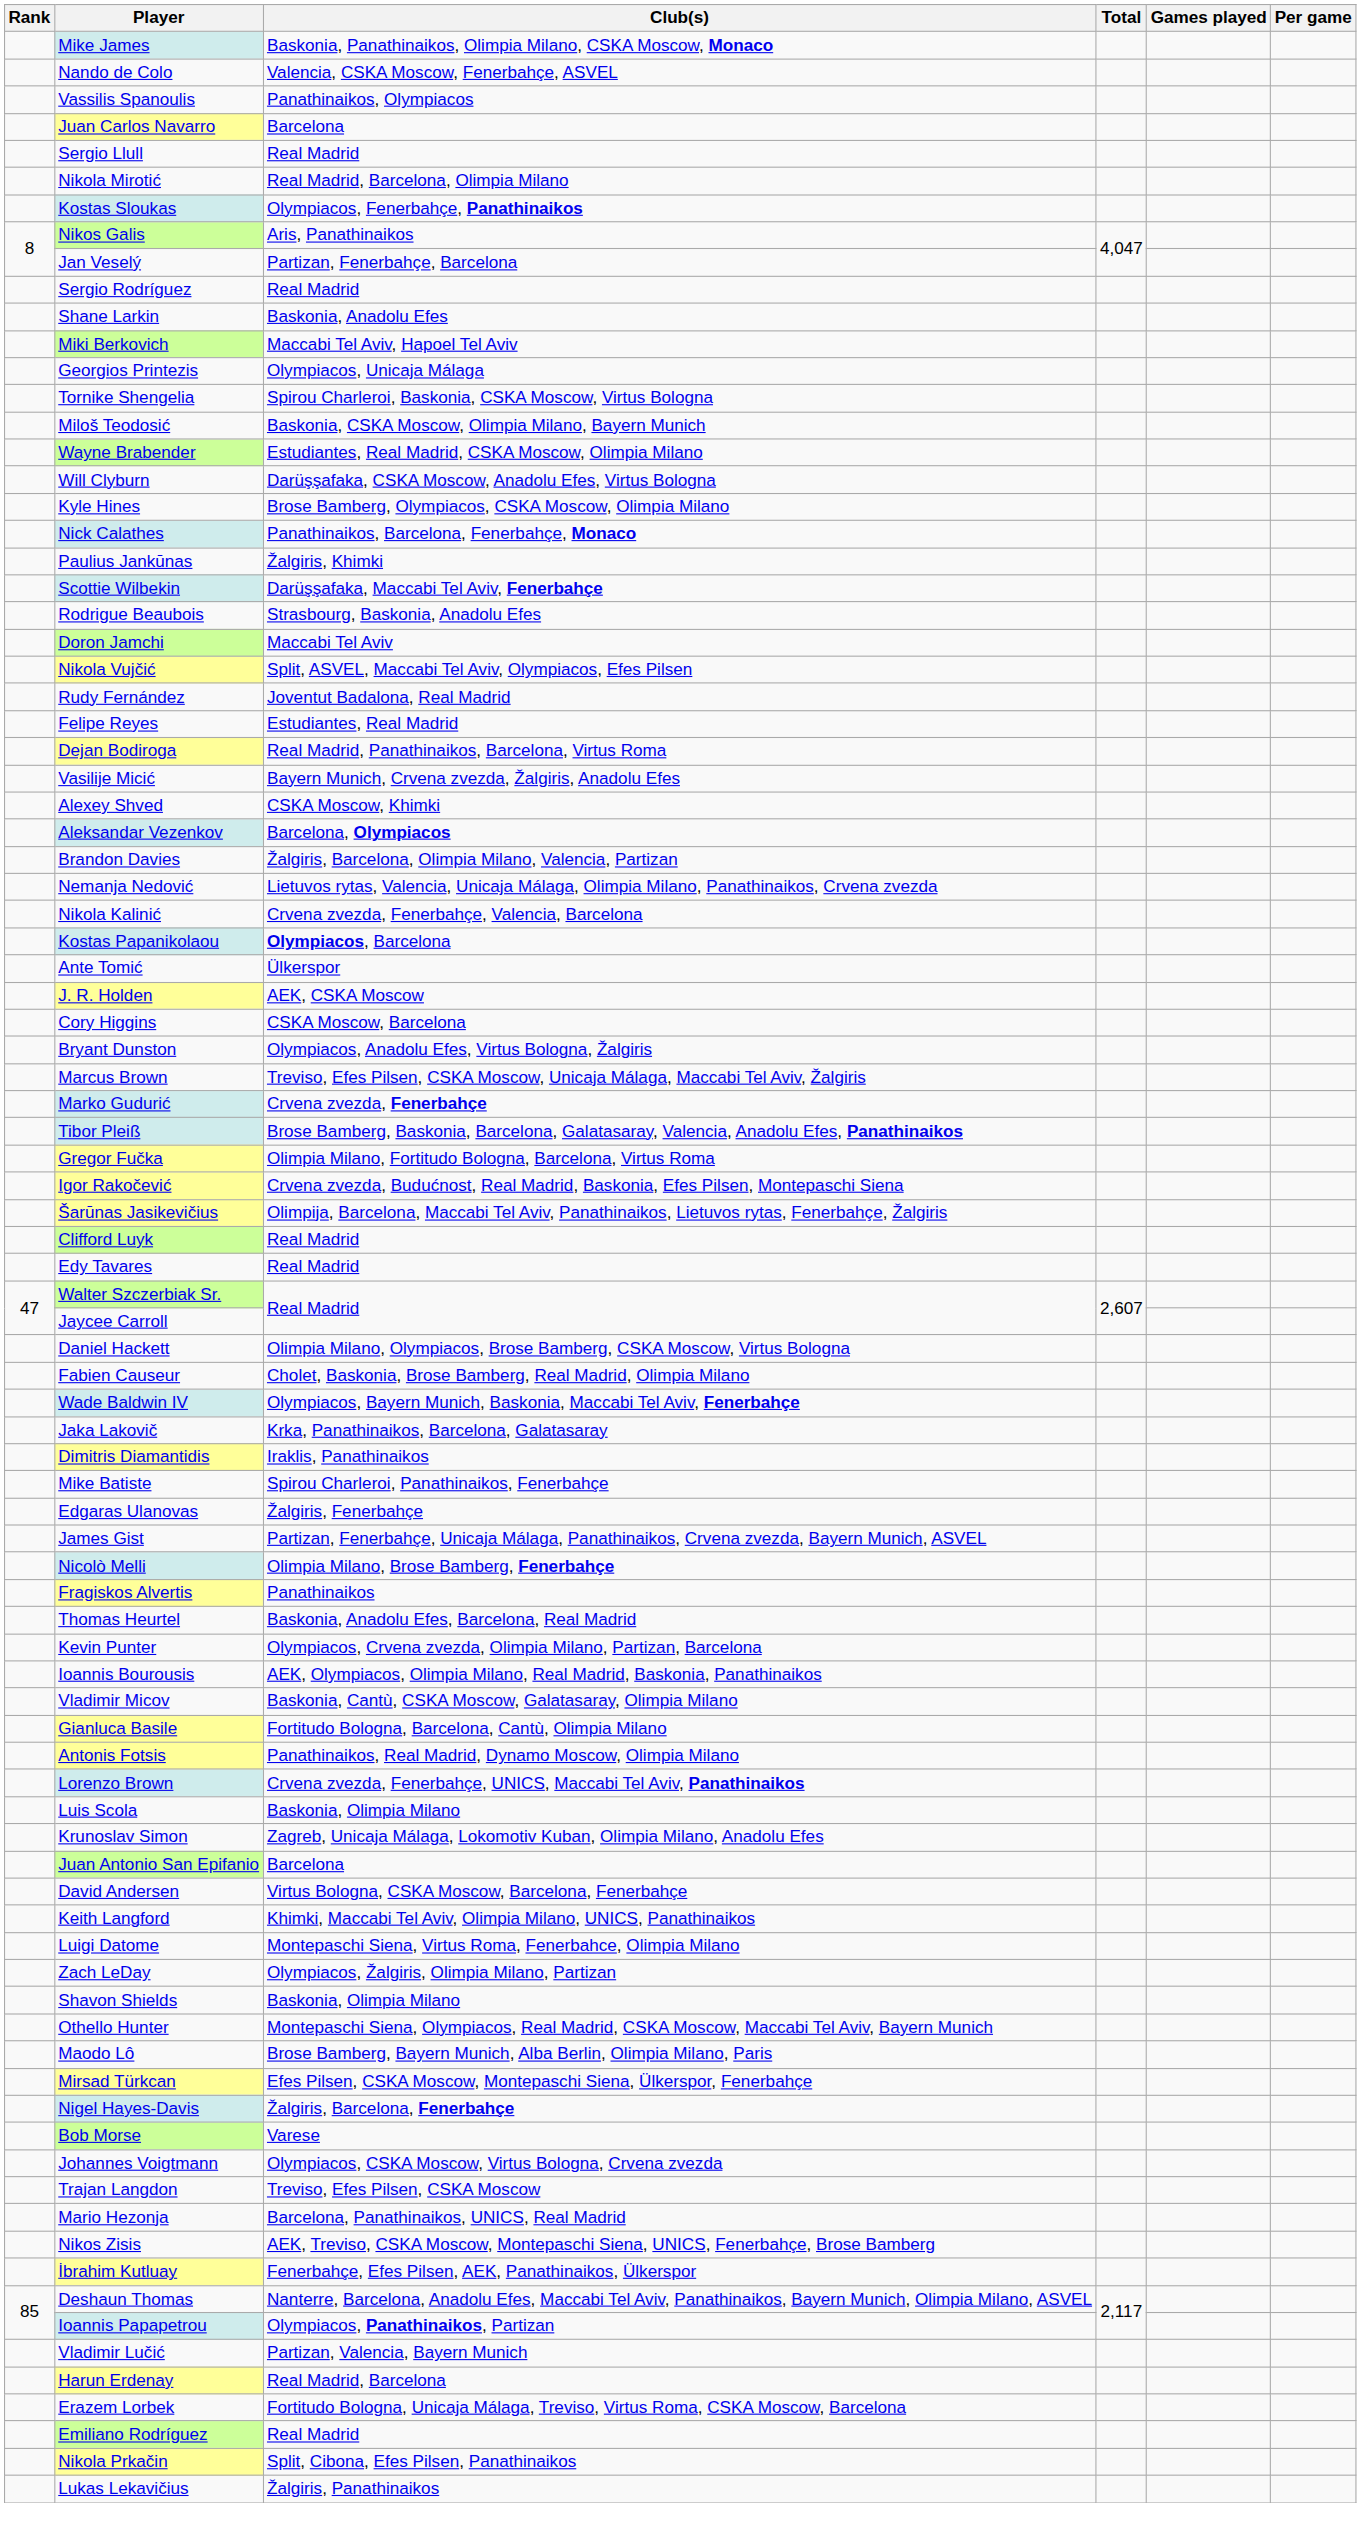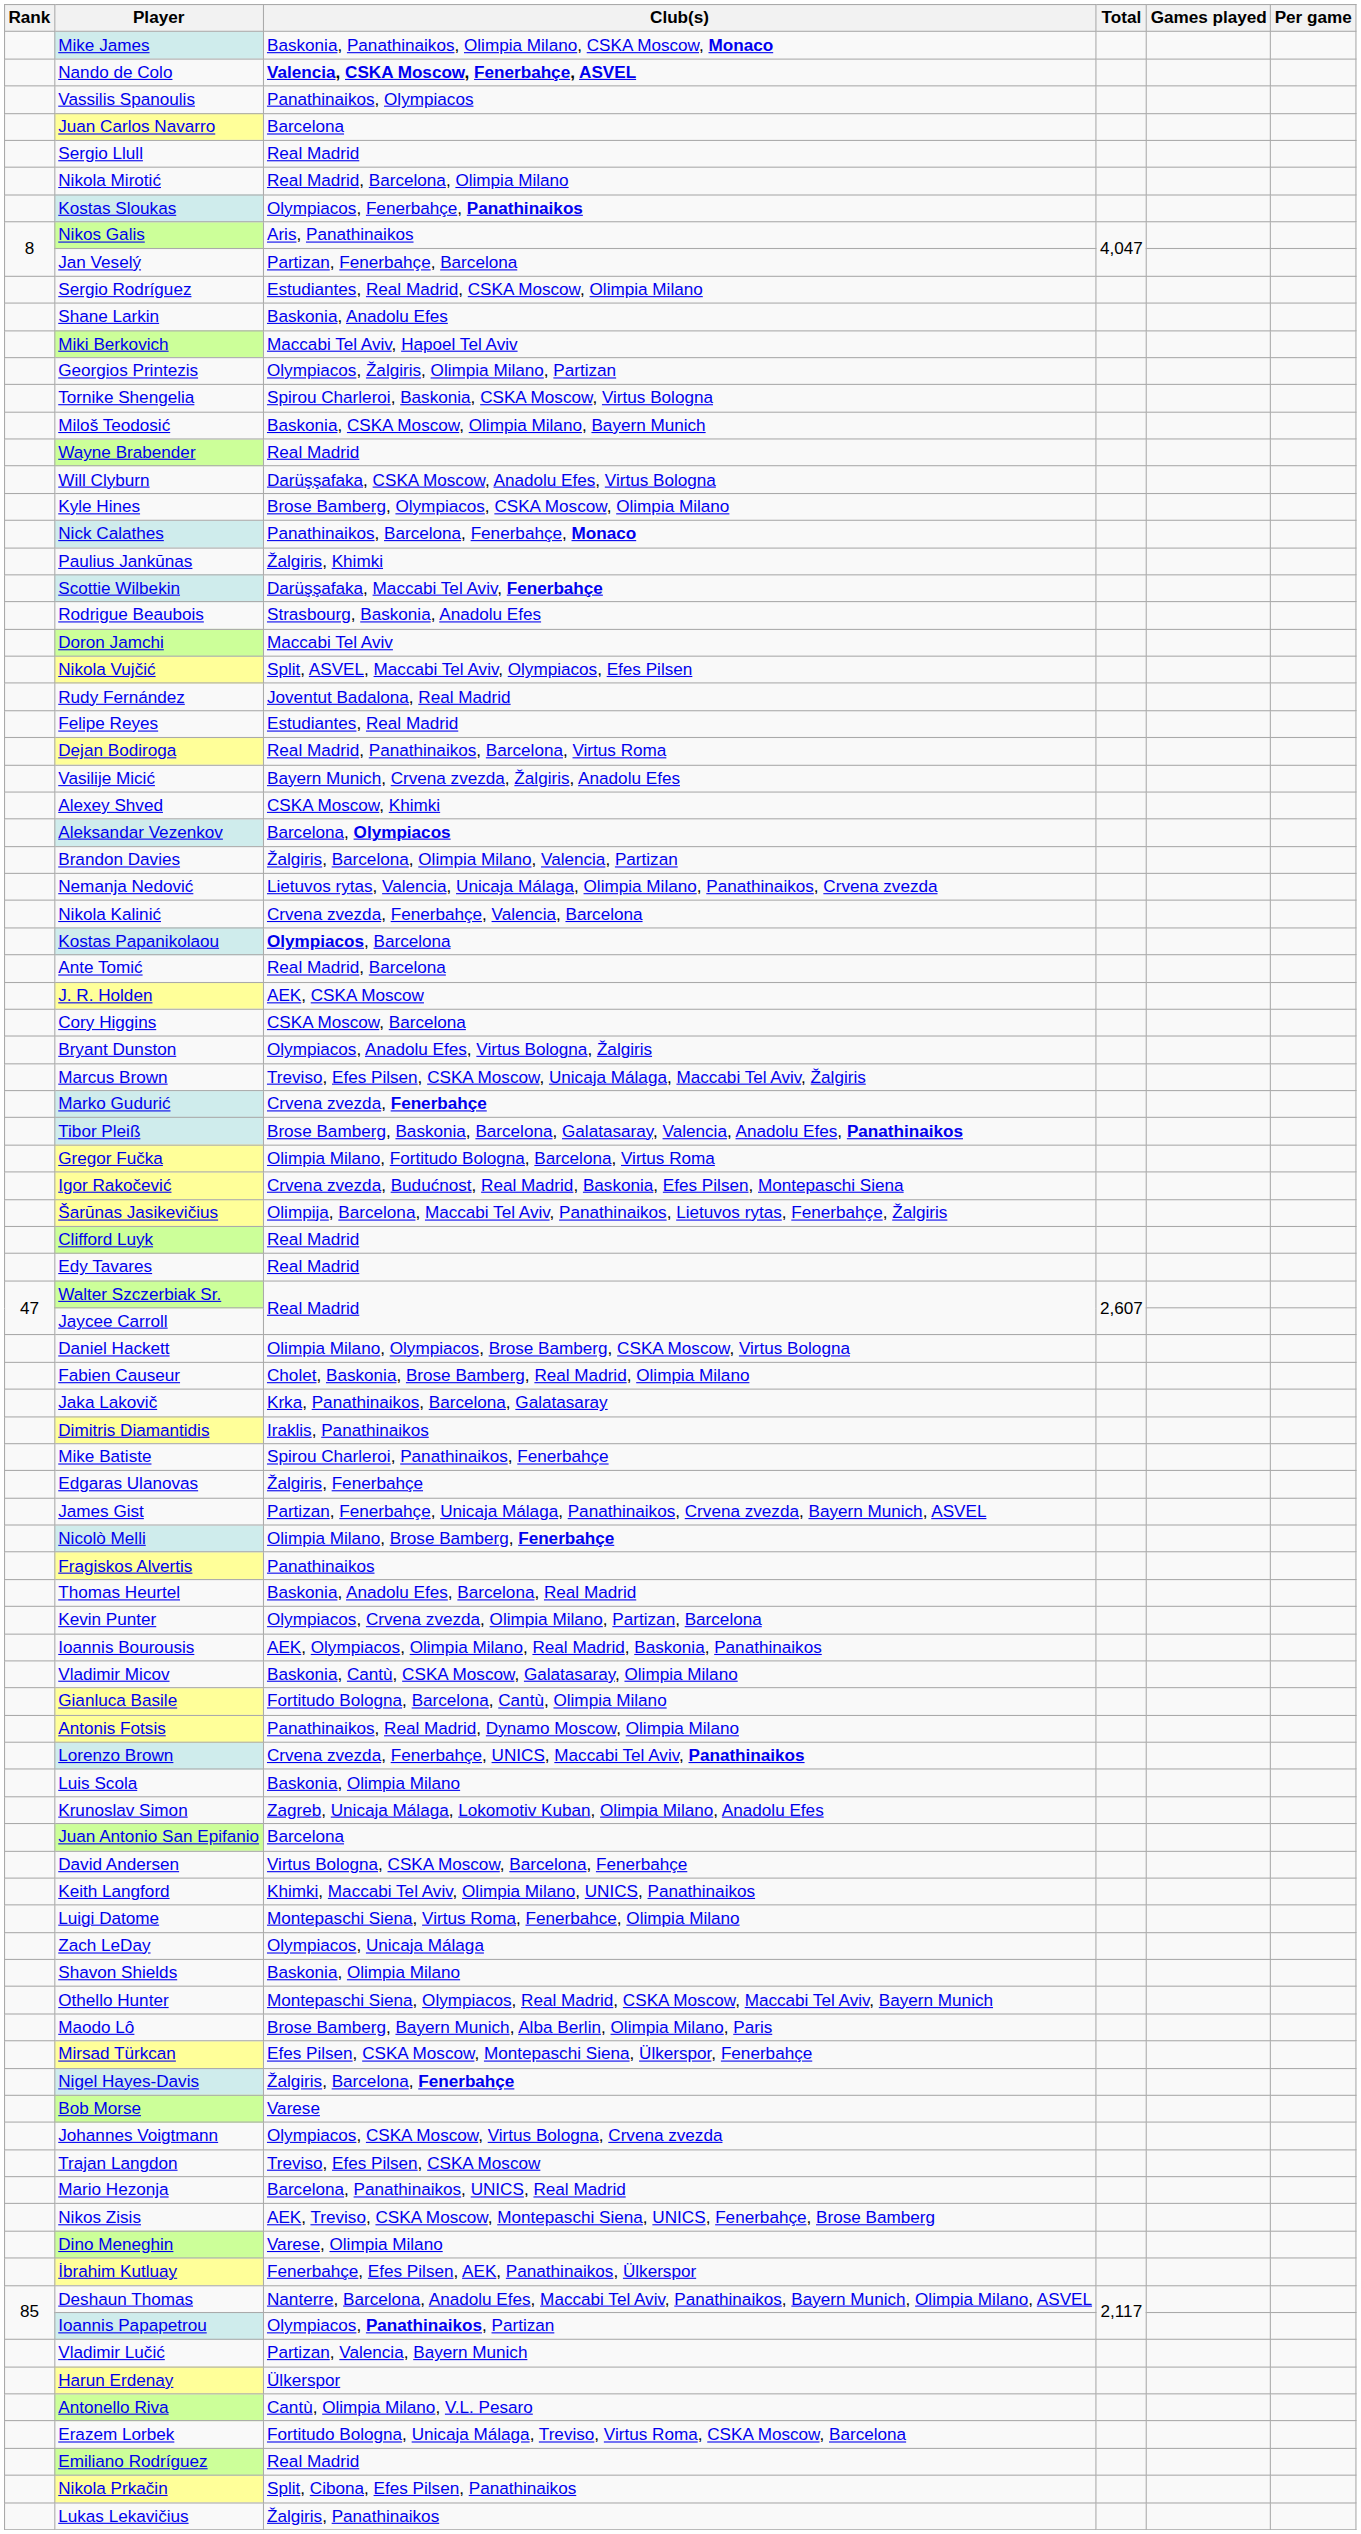(442, 72) normal -> (452, 72) bold
(313, 289) Real Madrid -> (485, 289) Estudiantes, Real Madrid, CSKA Moscow, Olimpia Milano
(375, 371) Olympiacos, Unicaja Málaga -> (442, 371) Olympiacos, Žalgiris, Olimpia Milano, Partizan
(485, 452) Estudiantes, Real Madrid, CSKA Moscow, Olimpia Milano -> (313, 452) Real Madrid
(304, 968) Ülkerspor -> (356, 968) Real Madrid, Barcelona
- row: (123, 1402)
(442, 1972) Olympiacos, Žalgiris, Olimpia Milano, Partizan -> (375, 1945) Olympiacos, Unicaja Málaga
+ row: (116, 2244)
(356, 2380) Real Madrid, Barcelona -> (304, 2380) Ülkerspor
+ row: (113, 2407)
